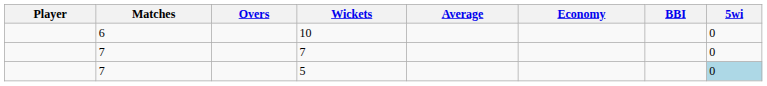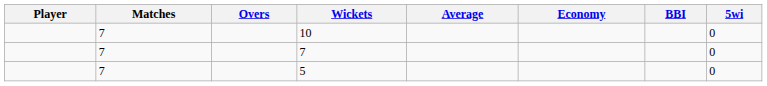(102, 33) 6 -> (102, 33) 7
(712, 71) lightblue background -> (712, 71) no background
